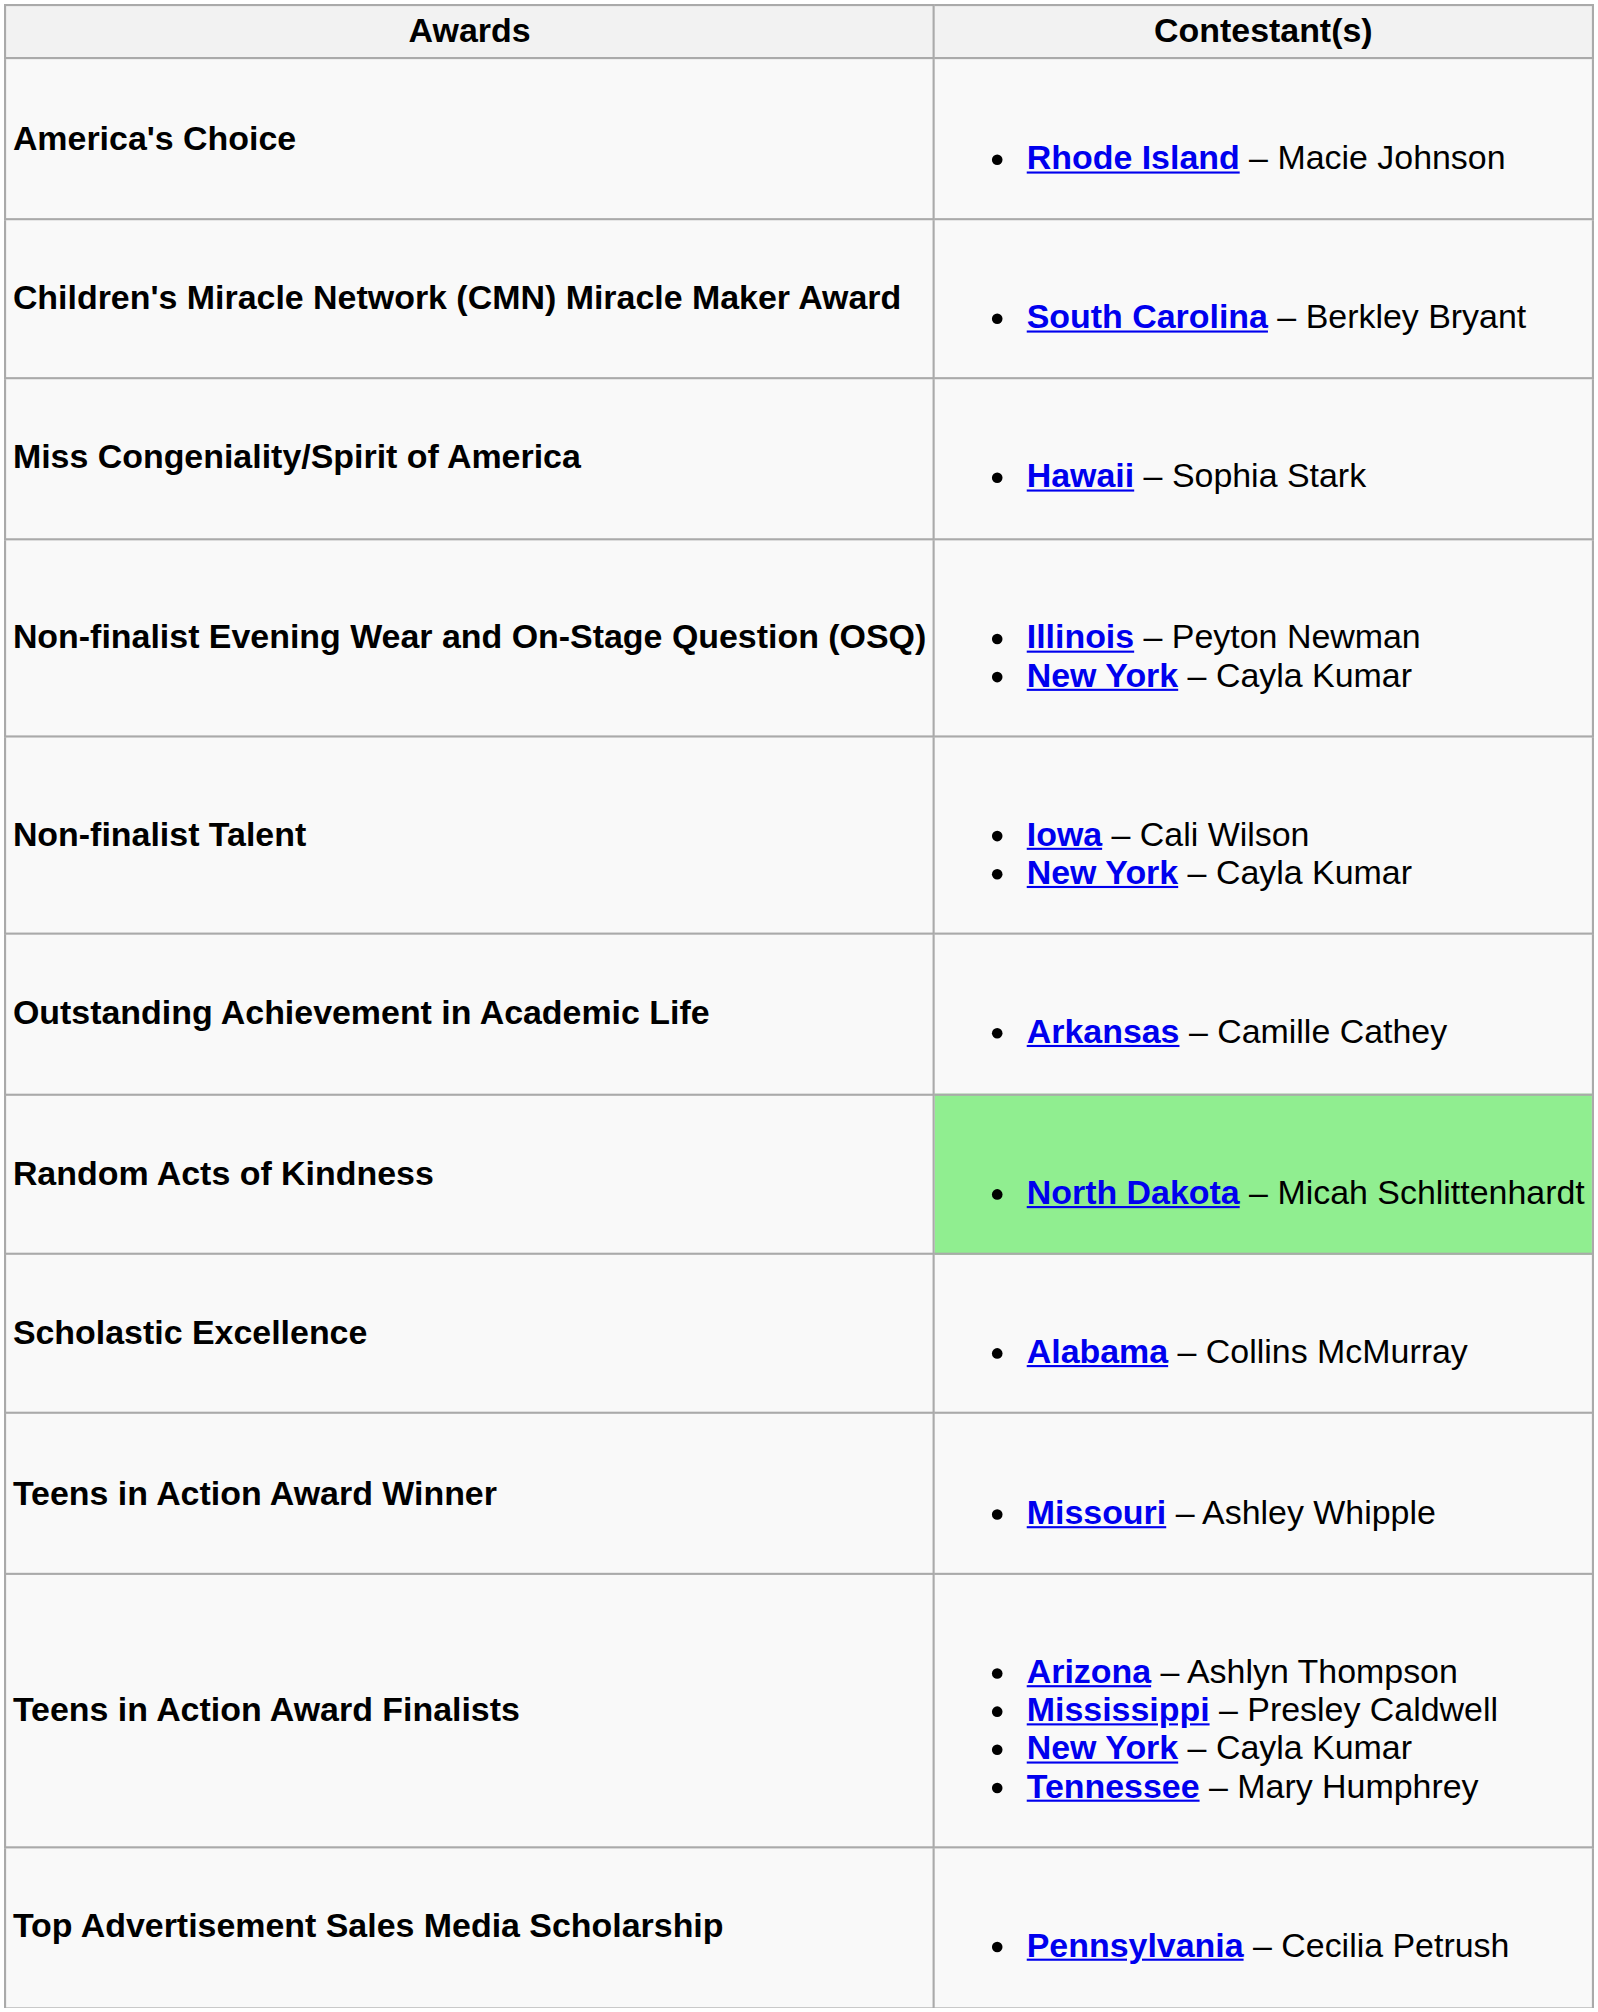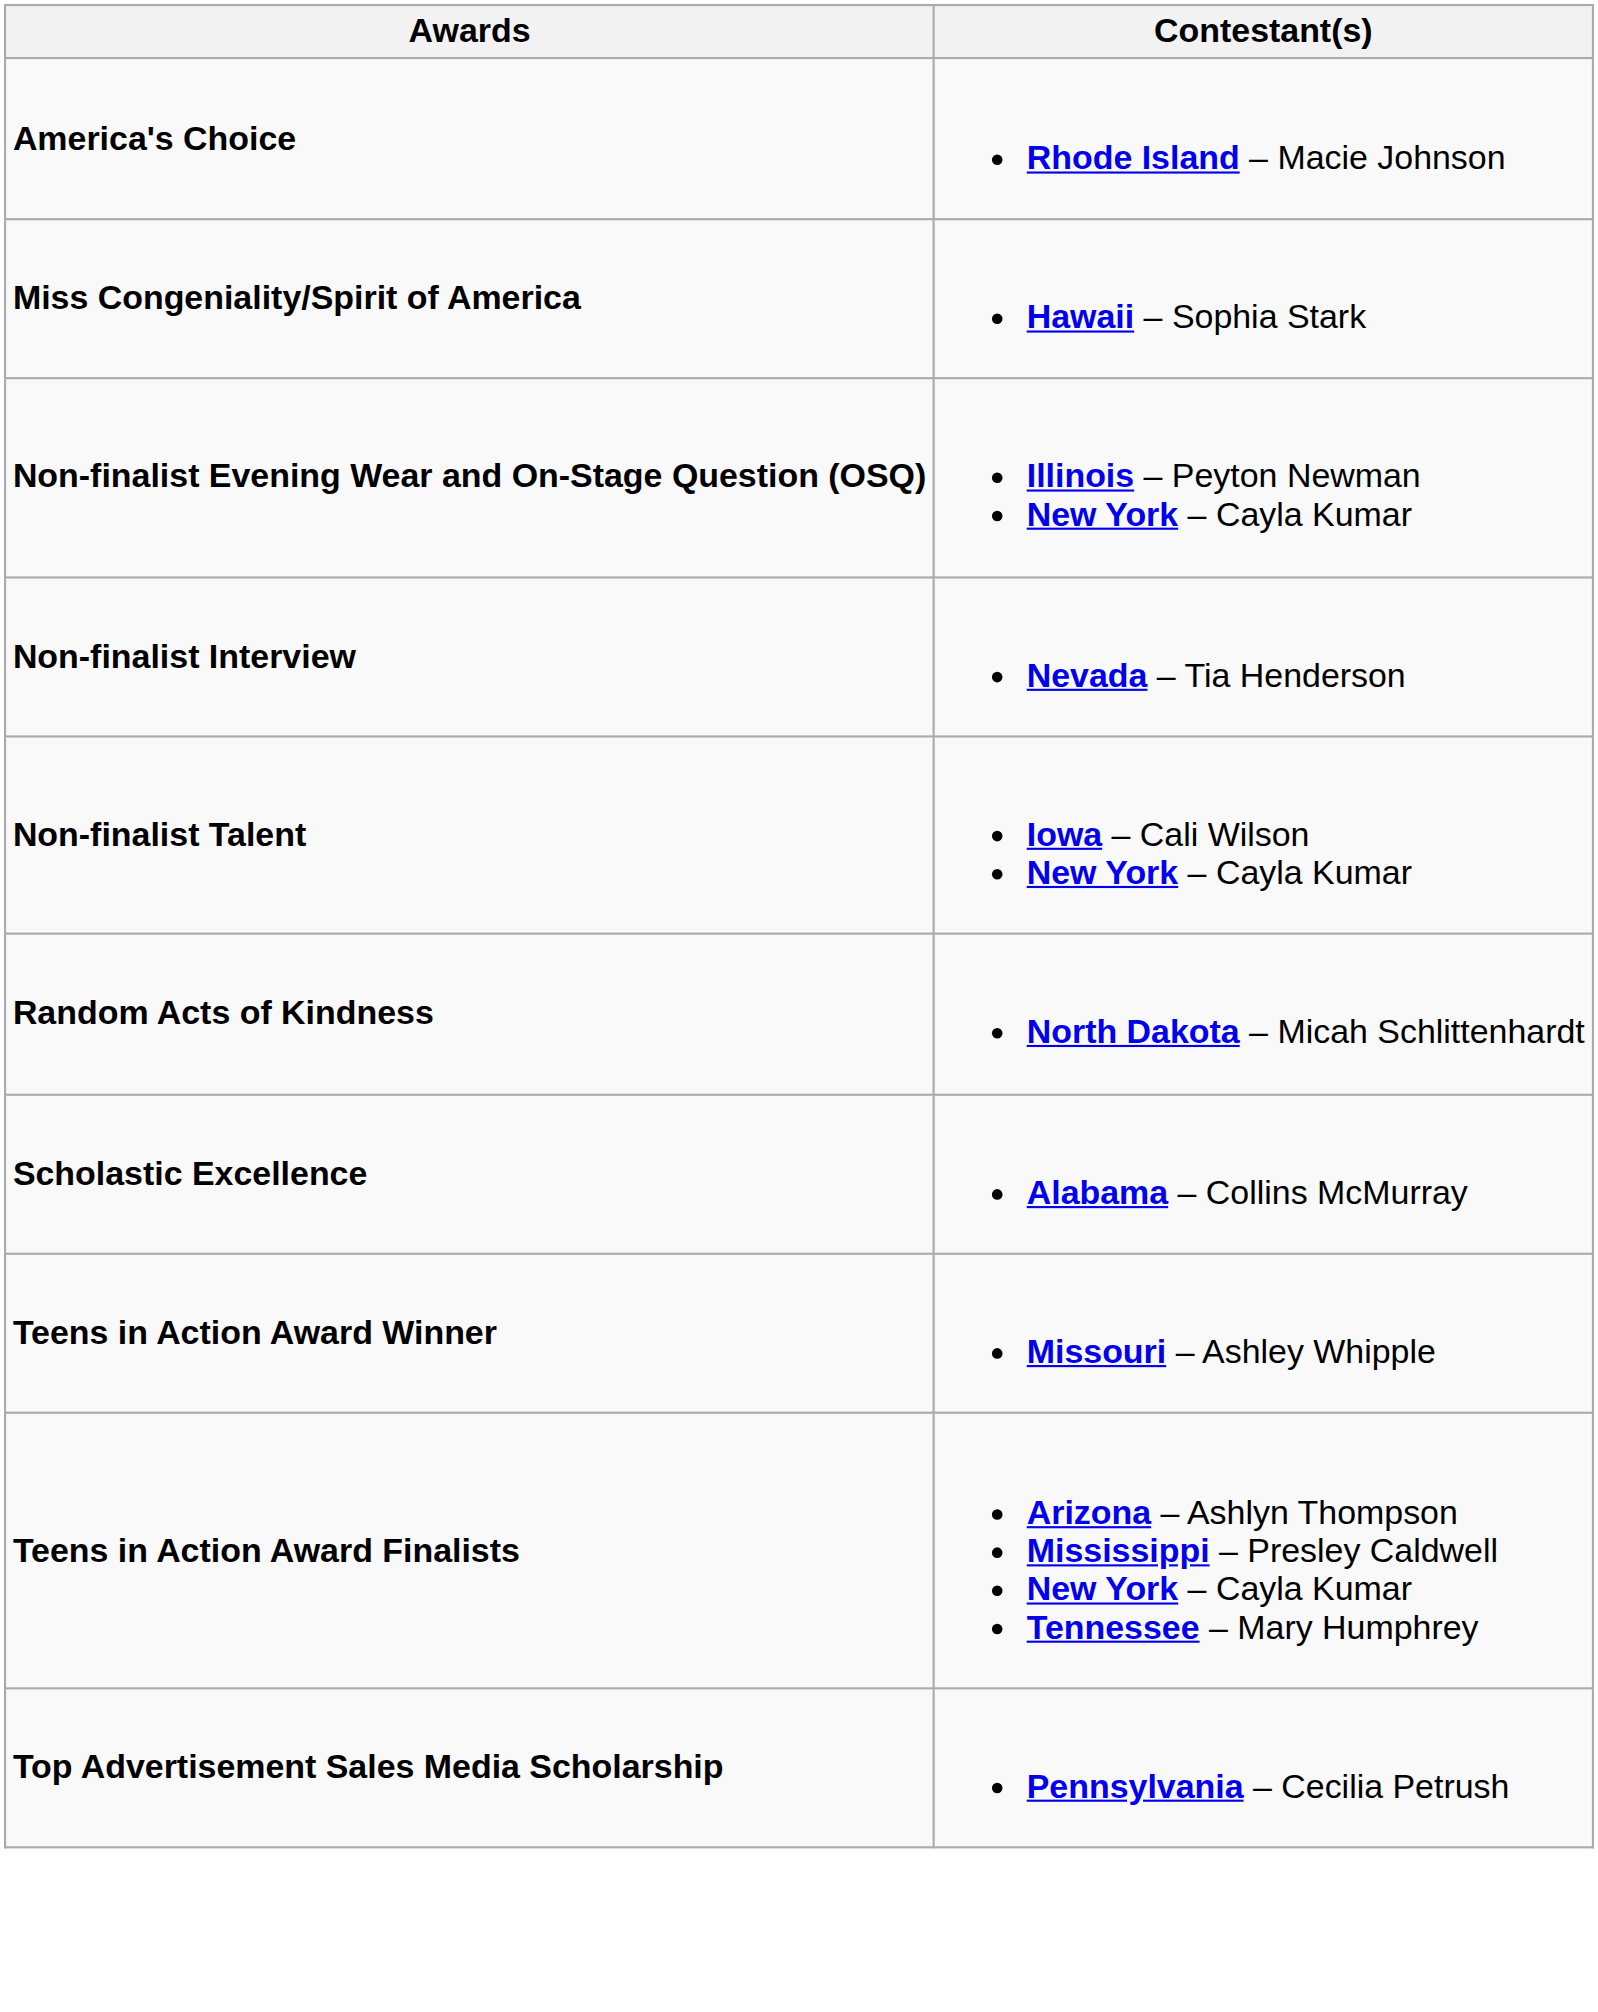- row: (457, 297)
+ row: (184, 655)
- row: (361, 1013)
(1263, 1193) lightgreen background -> (1263, 1033) no background
